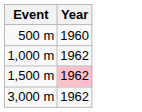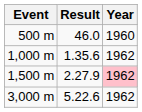+ column: (80, 14)
